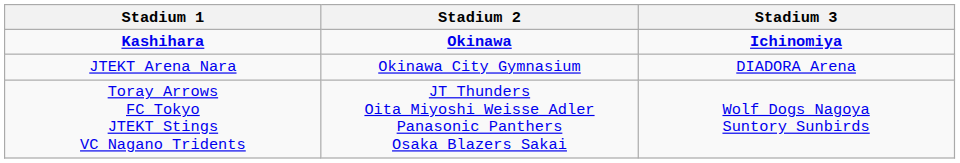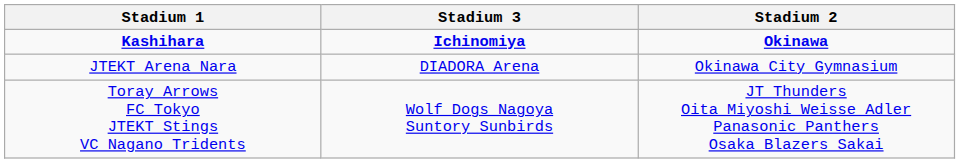columns swapped: (480, 17) <-> (796, 17)
